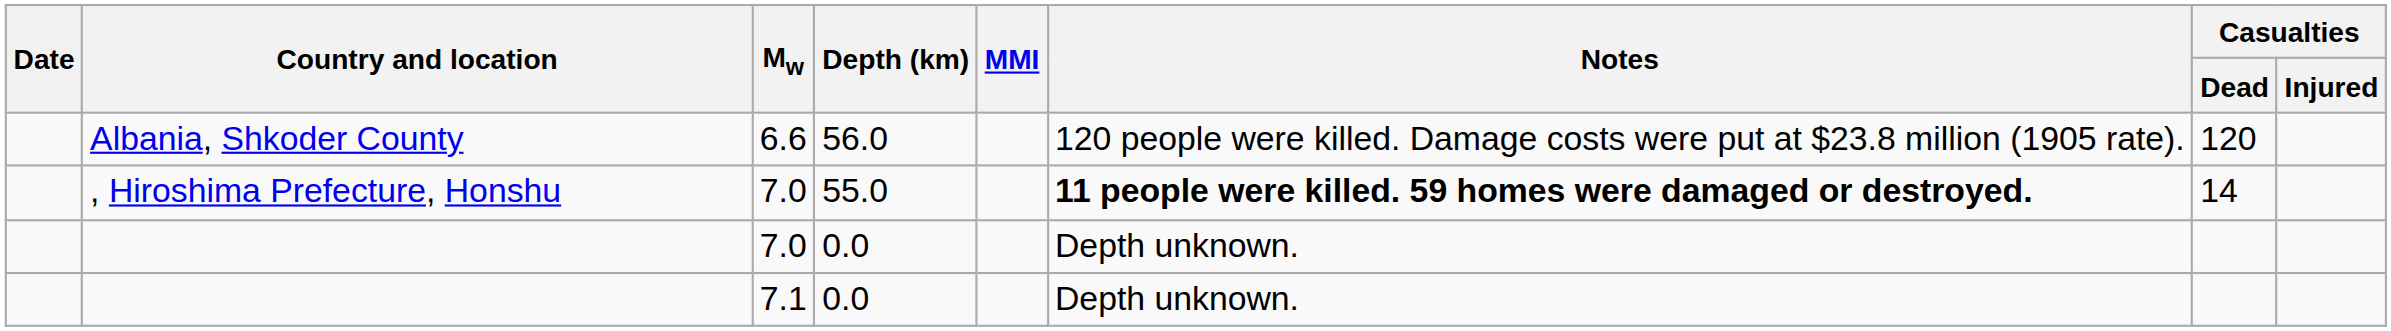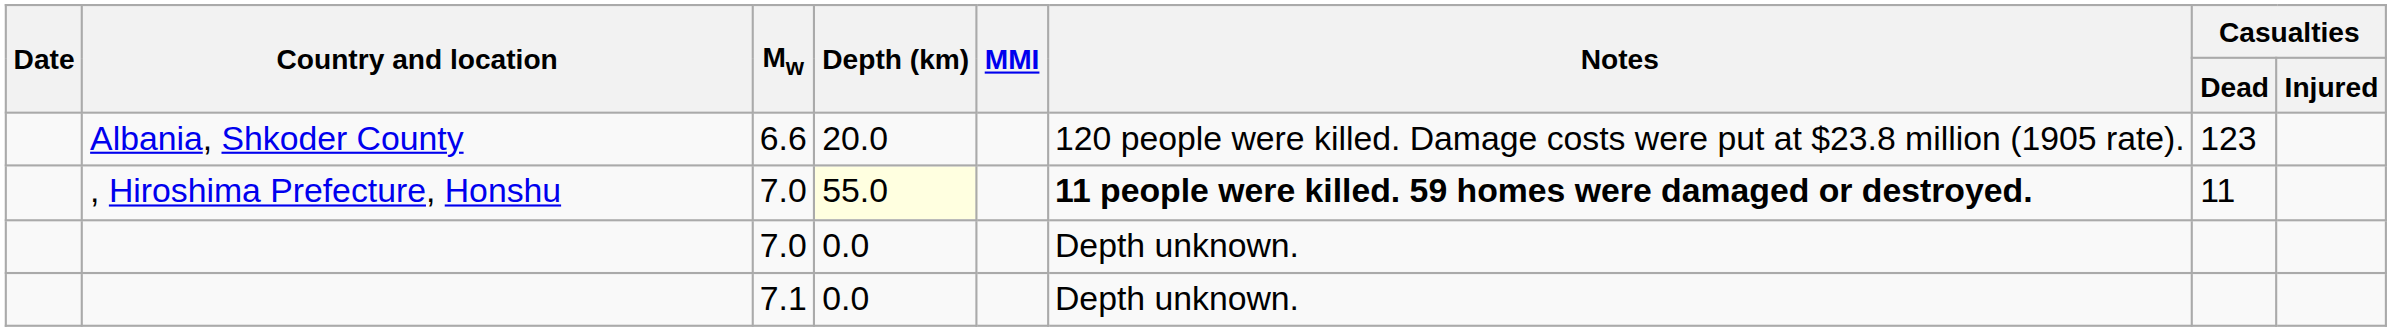(855, 138) 56.0 -> (855, 138) 20.0
(2228, 138) 120 -> (2228, 138) 123
(855, 191) no background -> (855, 191) lightyellow background
(2219, 191) 14 -> (2218, 191) 11
